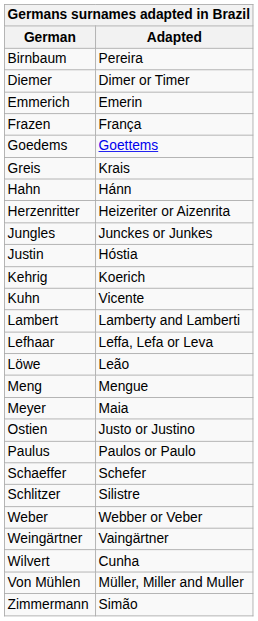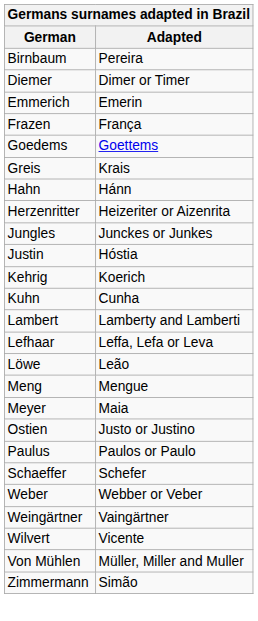(121, 299) Vicente -> (119, 299) Cunha
- row: (34, 495)
(119, 560) Cunha -> (121, 539) Vicente
